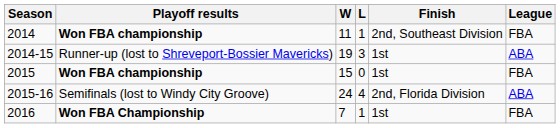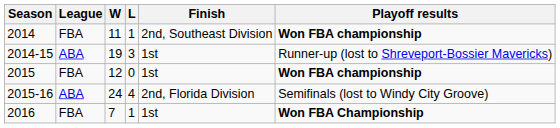columns swapped: (530, 14) <-> (196, 14)
(345, 73) 15 -> (115, 73) 12
